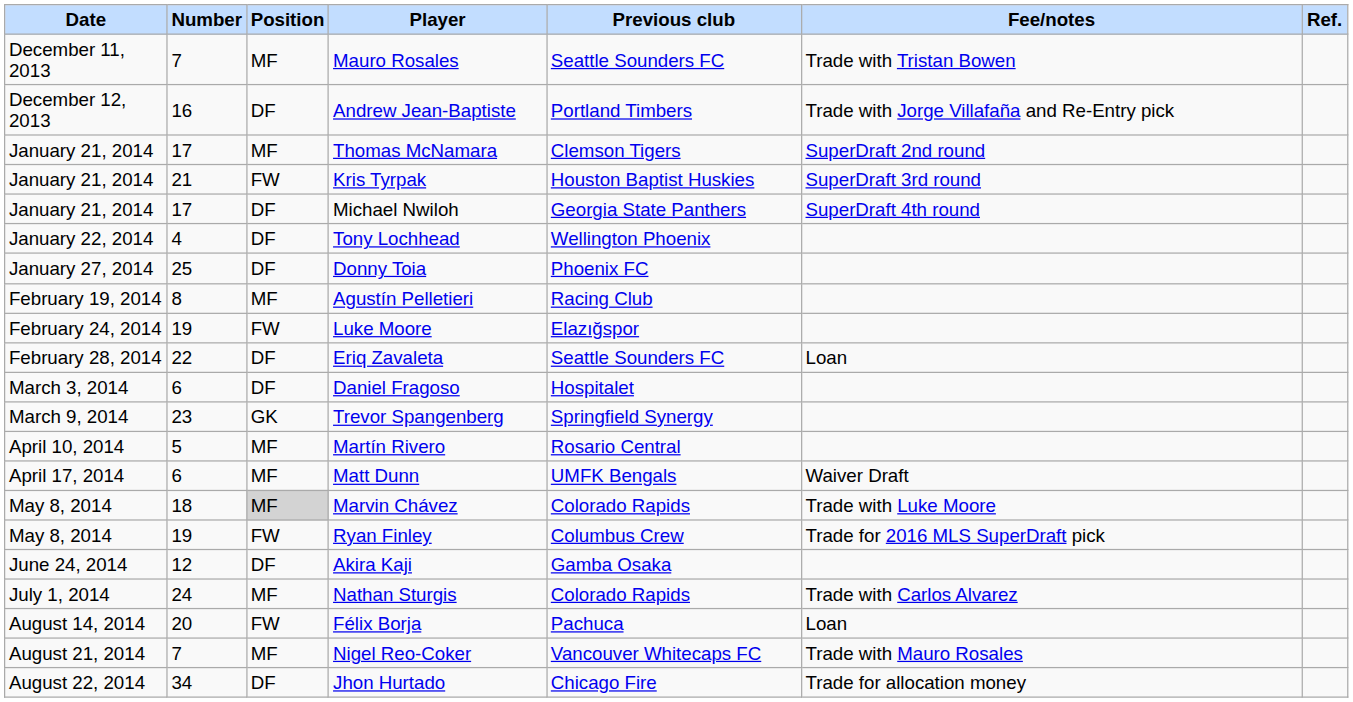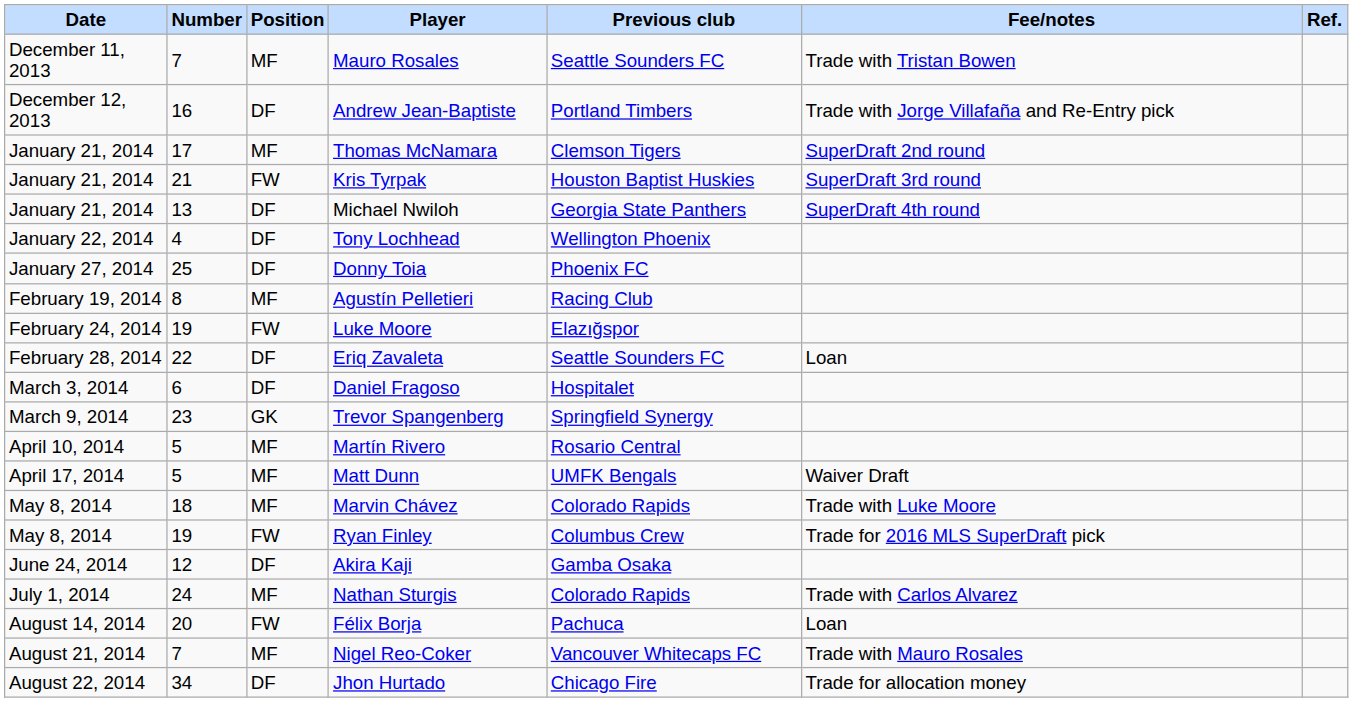(182, 209) 17 -> (182, 209) 13
(177, 476) 6 -> (177, 476) 5
(264, 505) lightgrey background -> (264, 505) no background
